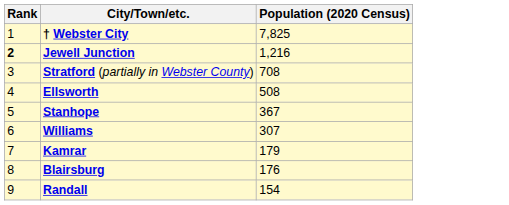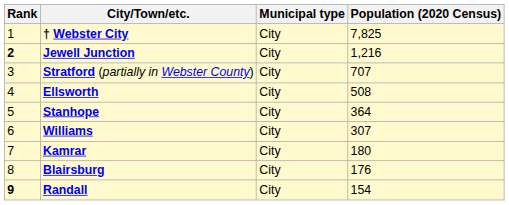+ column: (302, 14)
(270, 72) 708 -> (361, 72) 707
(270, 111) 367 -> (361, 111) 364
(270, 151) 179 -> (361, 151) 180
(11, 190) normal -> (11, 190) bold
